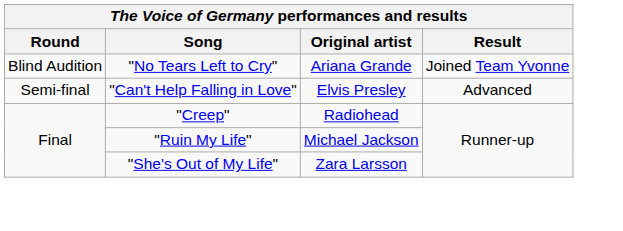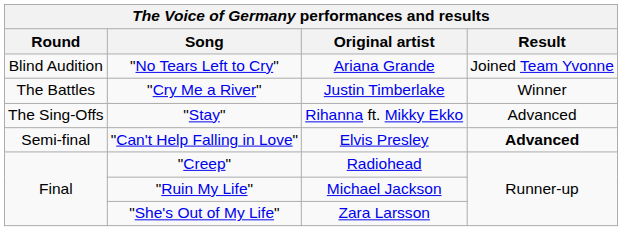+ row: (204, 90)
+ row: (204, 115)
(497, 90) normal -> (542, 139) bold
